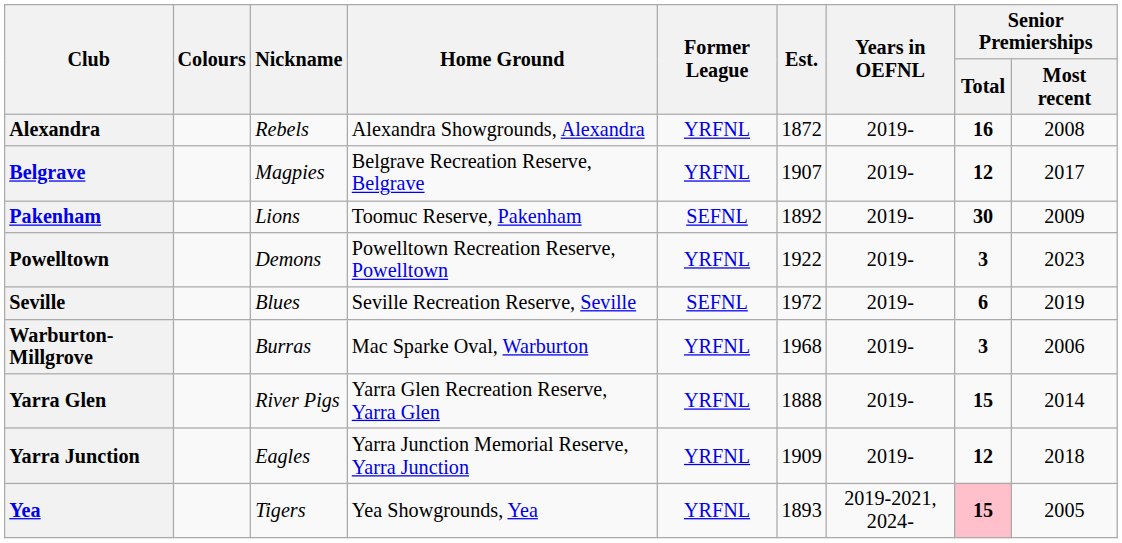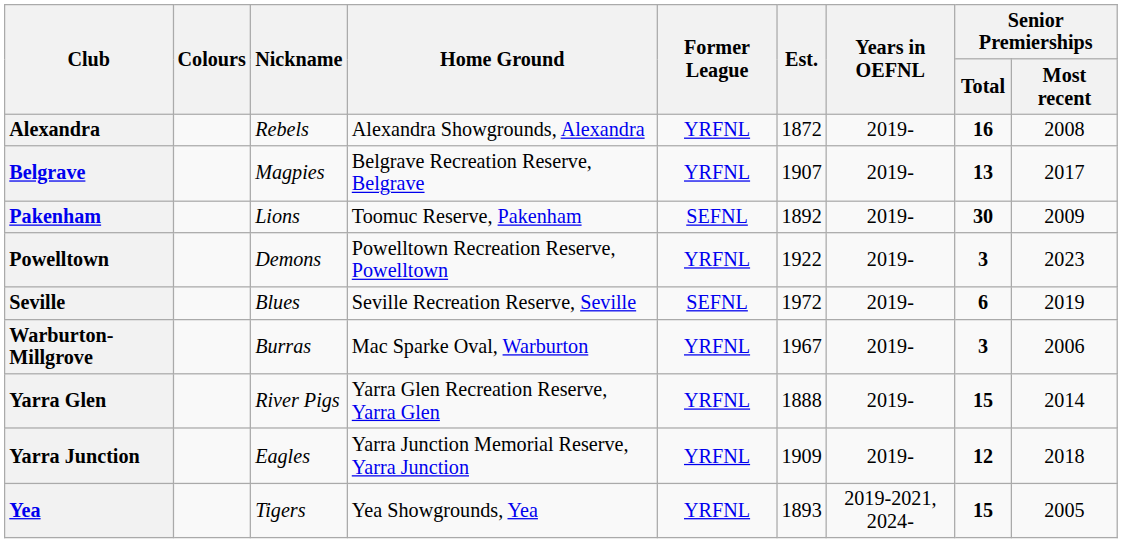(983, 173) 12 -> (983, 173) 13
(802, 346) 1968 -> (802, 346) 1967
(983, 510) pink background -> (983, 510) no background
